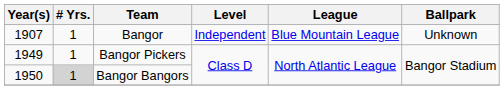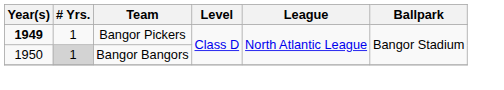- row: (142, 35)
(29, 55) normal -> (29, 35) bold
